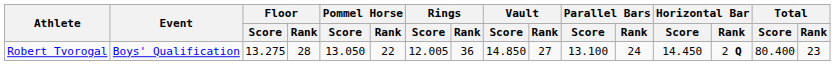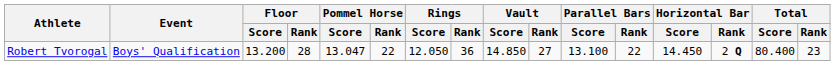(265, 51) 13.275 -> (265, 51) 13.200
(345, 51) 13.050 -> (345, 51) 13.047
(428, 51) 12.005 -> (428, 51) 12.050
(634, 51) 24 -> (634, 51) 22
